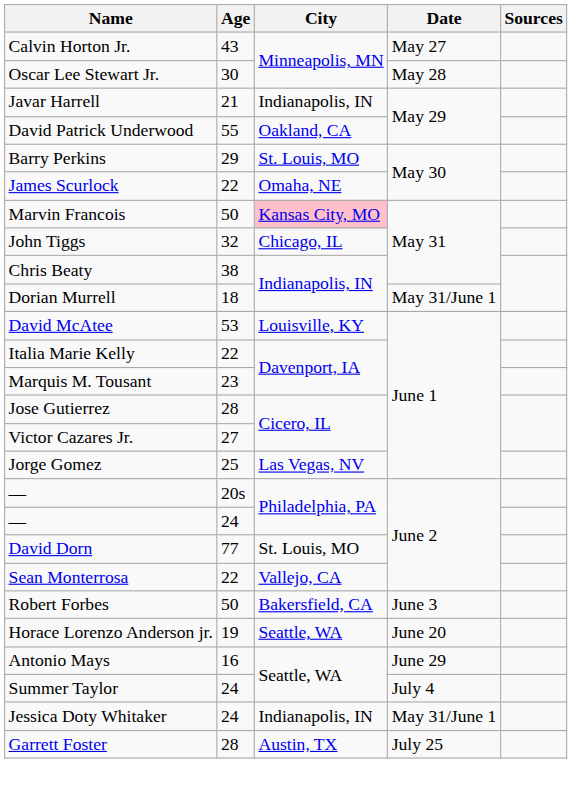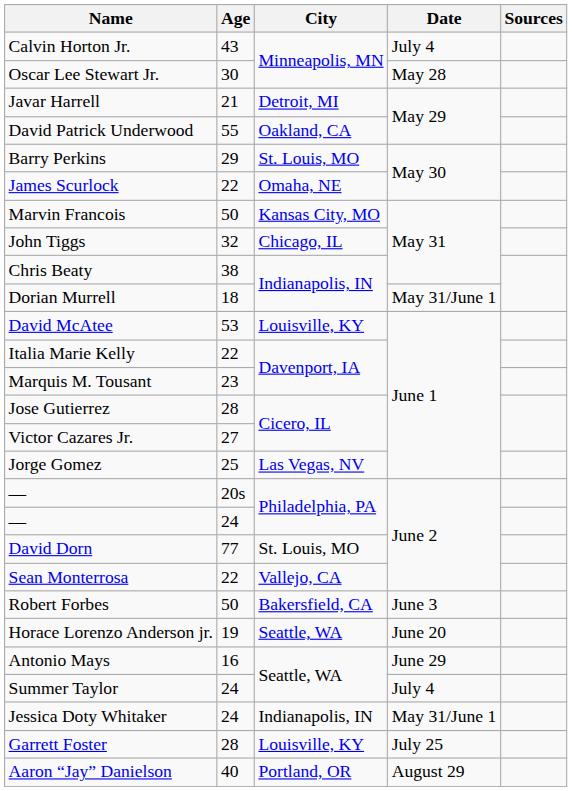(419, 46) May 27 -> (413, 46) July 4
(316, 102) Indianapolis, IN -> (299, 102) Detroit, MI
(319, 213) pink background -> (319, 213) no background
(298, 744) Austin, TX -> (311, 744) Louisville, KY
+ row: (90, 772)
